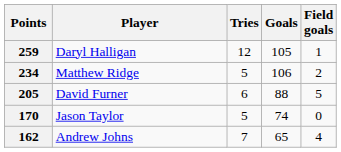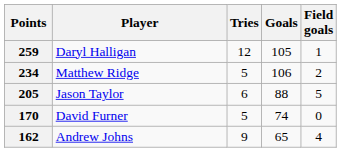(92, 94) David Furner -> (90, 94) Jason Taylor
(90, 115) Jason Taylor -> (92, 115) David Furner
(244, 136) 7 -> (244, 136) 9
